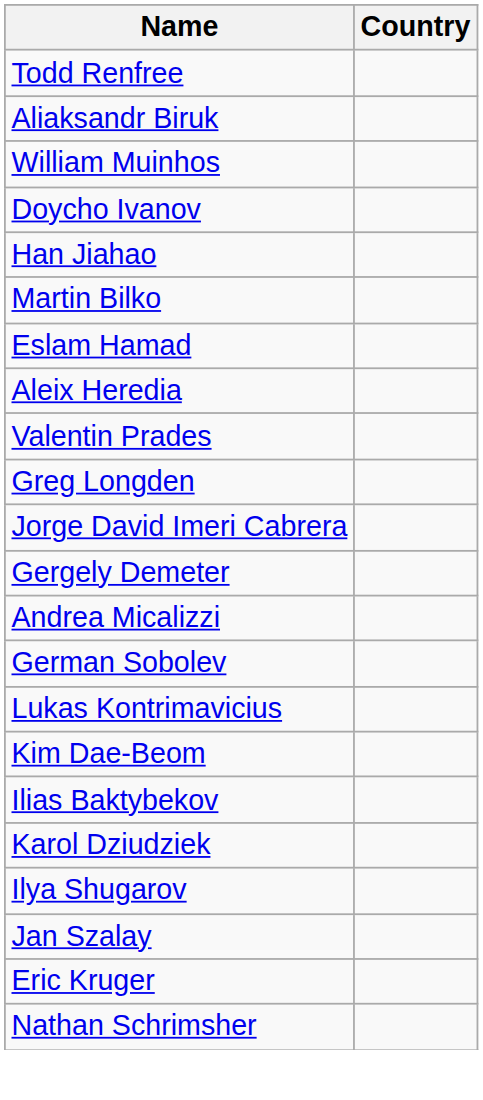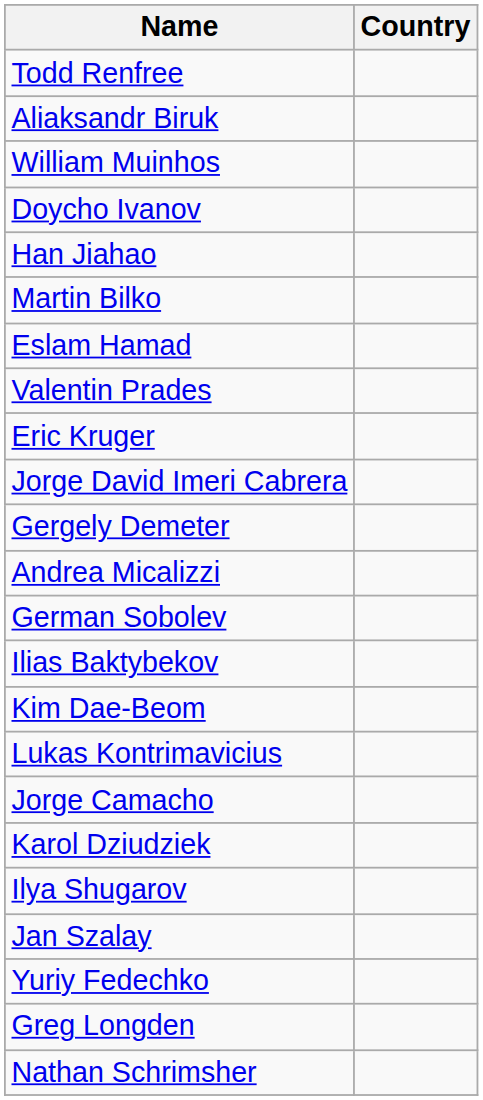- row: (97, 390)
rows swapped: (83, 981) <-> (103, 481)
rows swapped: (115, 799) <-> (147, 708)
+ row: (113, 799)
+ row: (110, 981)
